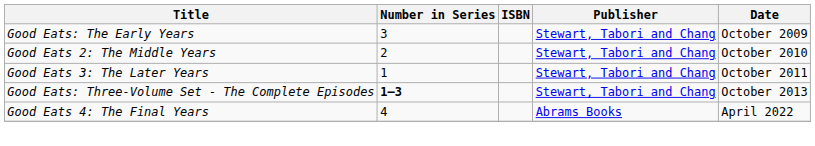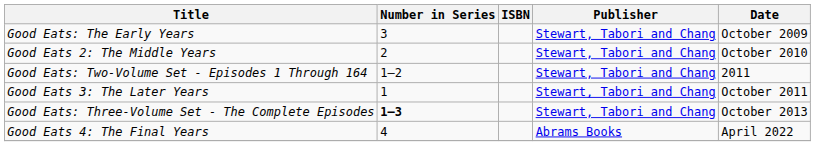+ row: (187, 73)
